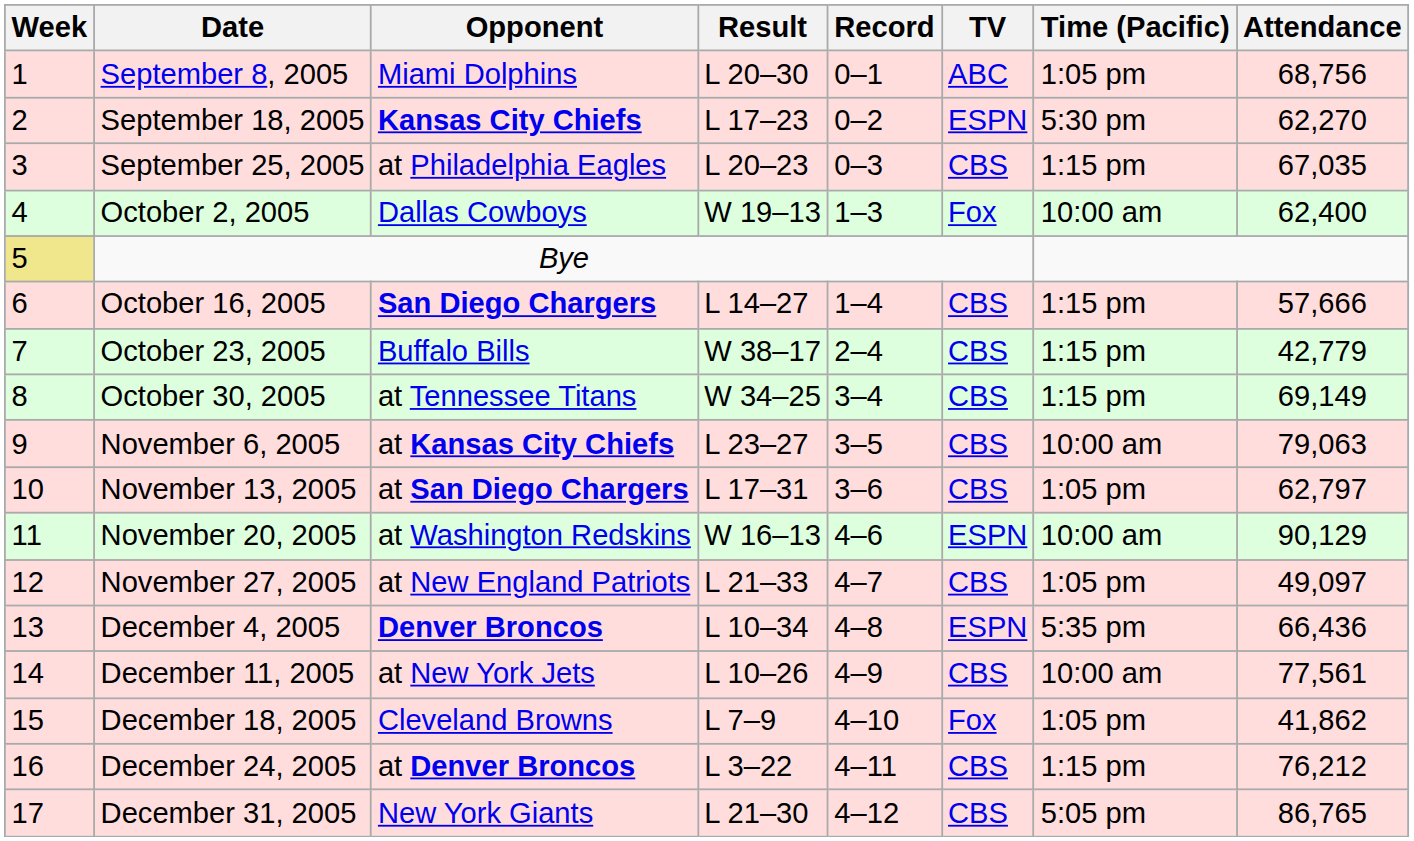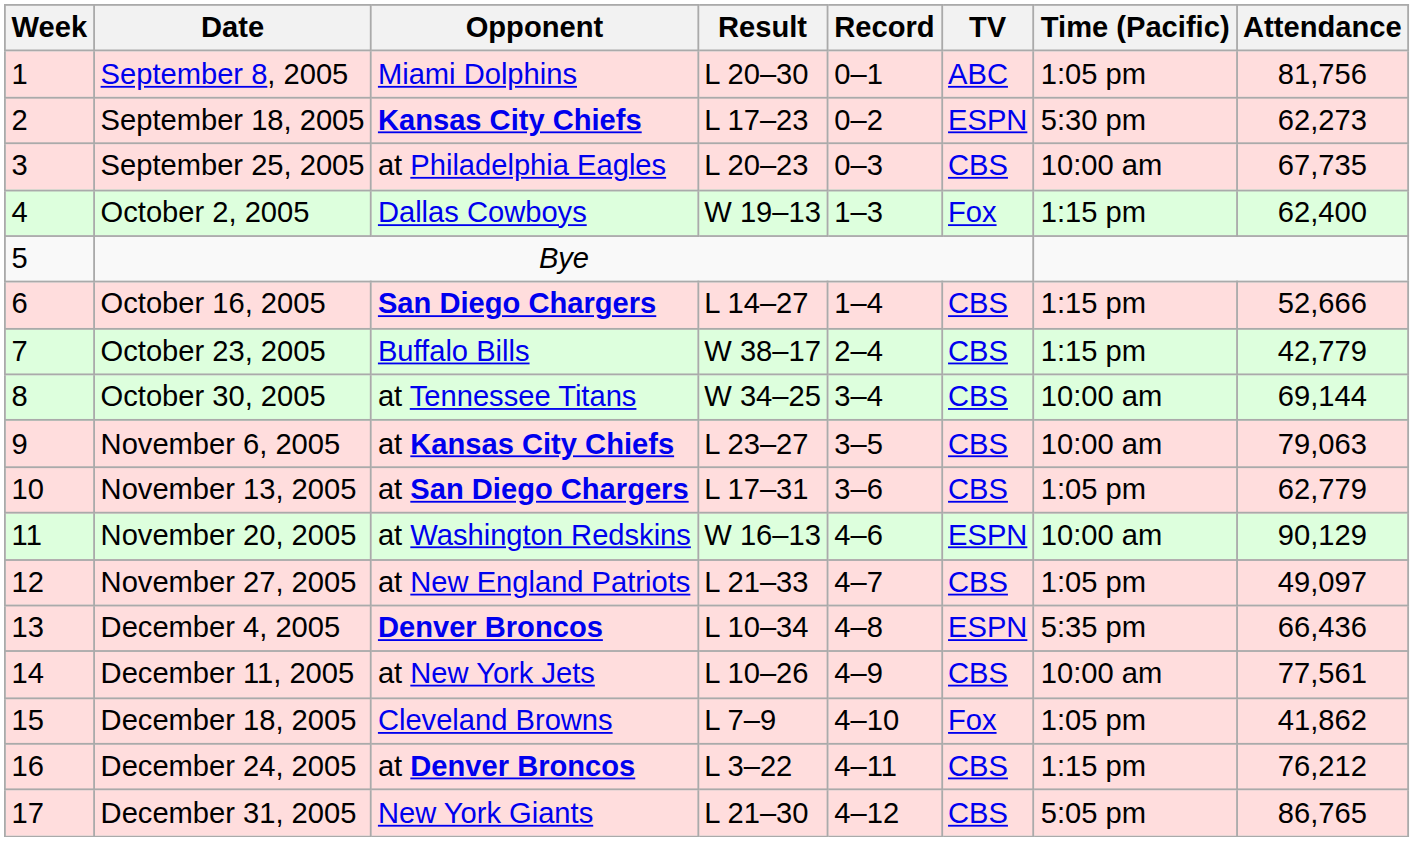(1322, 73) 68,756 -> (1322, 73) 81,756
(1322, 119) 62,270 -> (1322, 119) 62,273
(1093, 166) 1:15 pm -> (1101, 166) 10:00 am
(1322, 166) 67,035 -> (1322, 166) 67,735
(1101, 212) 10:00 am -> (1093, 212) 1:15 pm
(20, 258) khaki background -> (20, 258) no background
(1322, 304) 57,666 -> (1322, 304) 52,666
(1093, 397) 1:15 pm -> (1101, 397) 10:00 am
(1322, 397) 69,149 -> (1322, 397) 69,144
(1322, 489) 62,797 -> (1322, 489) 62,779
